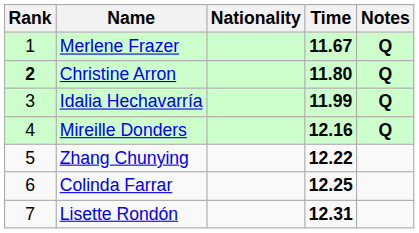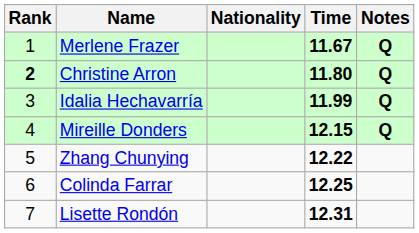(331, 130) 12.16 -> (331, 130) 12.15
